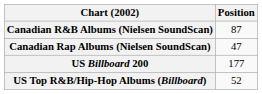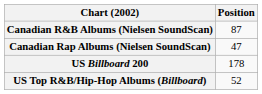(236, 64) 177 -> (236, 64) 178
